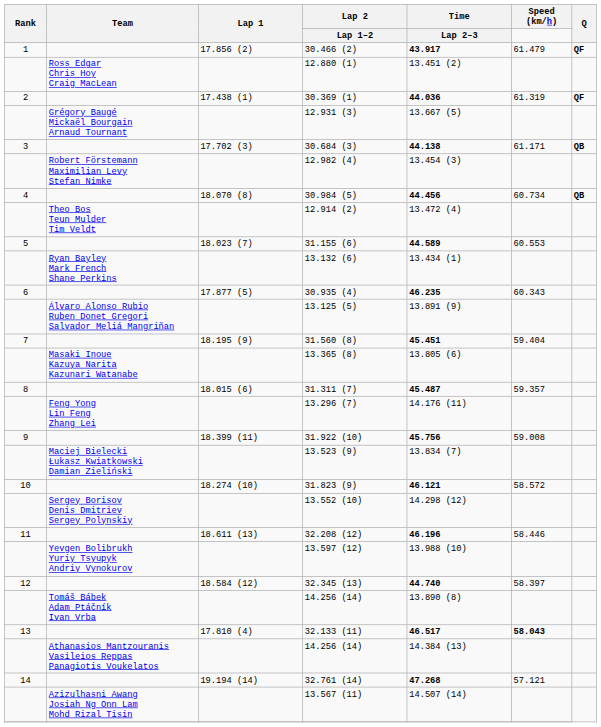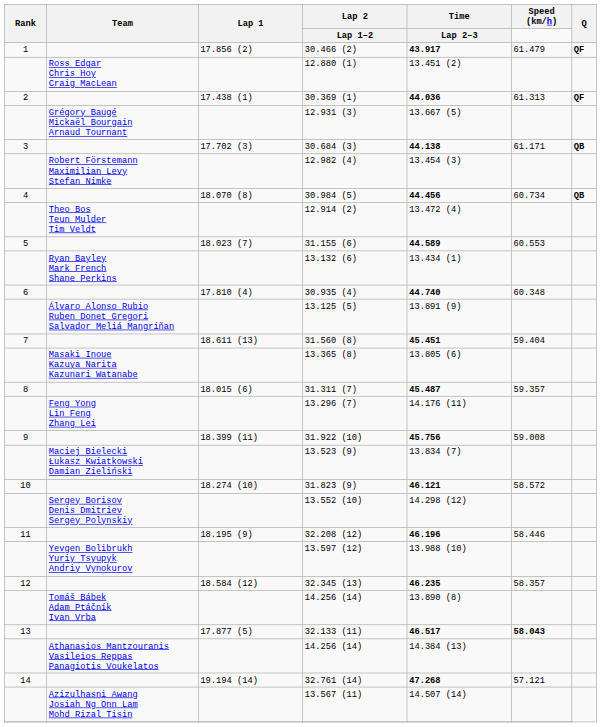(529, 98) 61.319 -> (529, 98) 61.313
(227, 292) 17.877 (5) -> (227, 292) 17.810 (4)
(425, 292) 46.235 -> (425, 292) 44.740
(529, 292) 60.343 -> (529, 292) 60.348
(227, 341) 18.195 (9) -> (229, 341) 18.611 (13)
(229, 535) 18.611 (13) -> (227, 535) 18.195 (9)
(425, 583) 44.740 -> (425, 583) 46.235
(529, 583) 58.397 -> (529, 583) 58.357
(227, 632) 17.810 (4) -> (227, 632) 17.877 (5)
